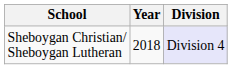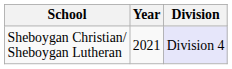(147, 44) 2018 -> (147, 44) 2021
